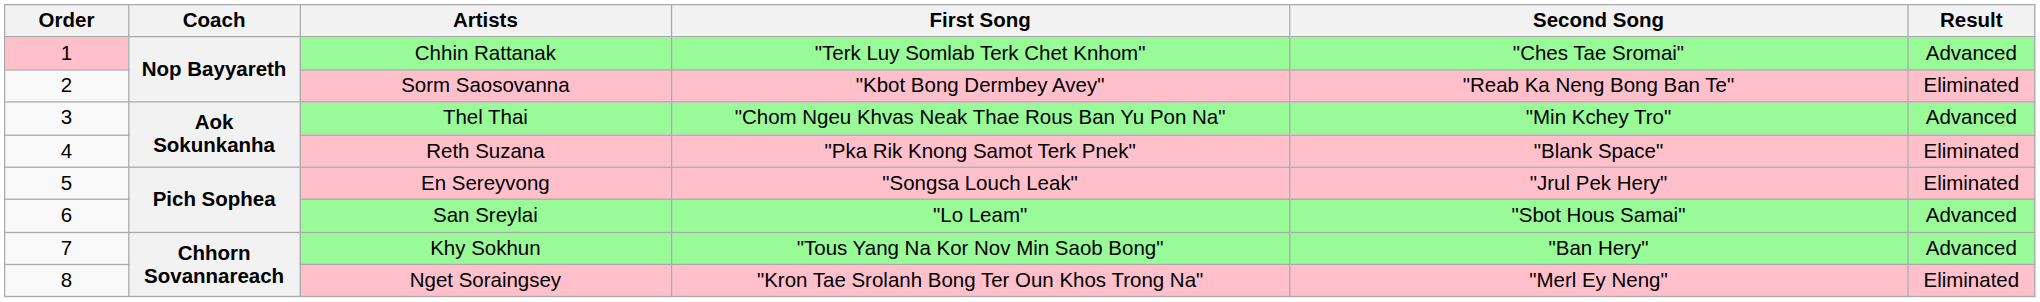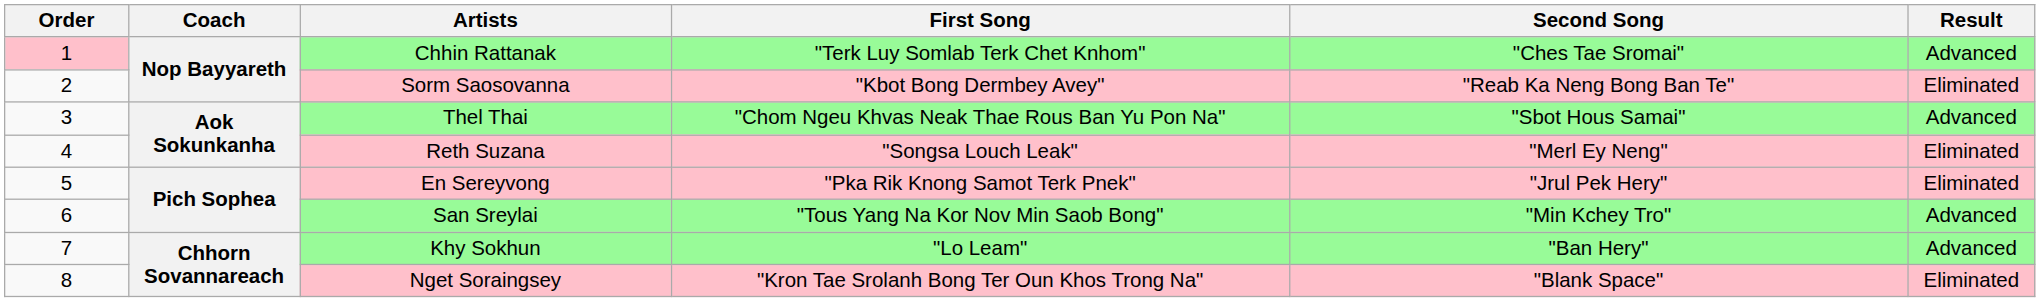(1598, 118) "Min Kchey Tro" -> (1598, 118) "Sbot Hous Samai"
(980, 150) "Pka Rik Knong Samot Terk Pnek" -> (980, 150) "Songsa Louch Leak"
(1598, 150) "Blank Space" -> (1598, 150) "Merl Ey Neng"
(980, 183) "Songsa Louch Leak" -> (980, 183) "Pka Rik Knong Samot Terk Pnek"
(980, 215) "Lo Leam" -> (980, 215) "Tous Yang Na Kor Nov Min Saob Bong"
(1598, 215) "Sbot Hous Samai" -> (1598, 215) "Min Kchey Tro"
(980, 248) "Tous Yang Na Kor Nov Min Saob Bong" -> (980, 248) "Lo Leam"
(1598, 280) "Merl Ey Neng" -> (1598, 280) "Blank Space"
